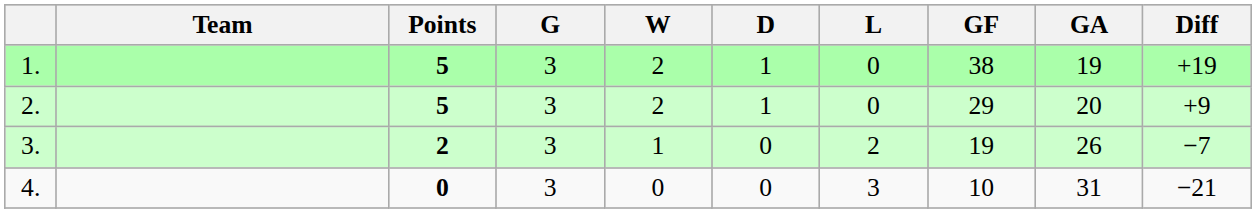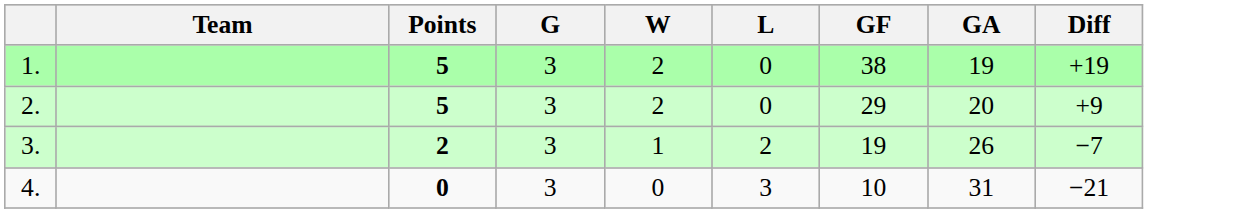- column: (766, 24)
